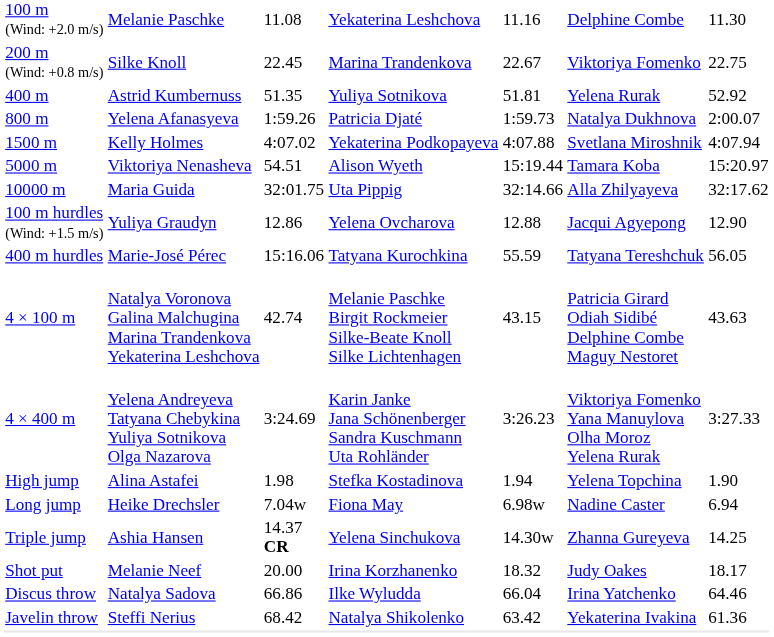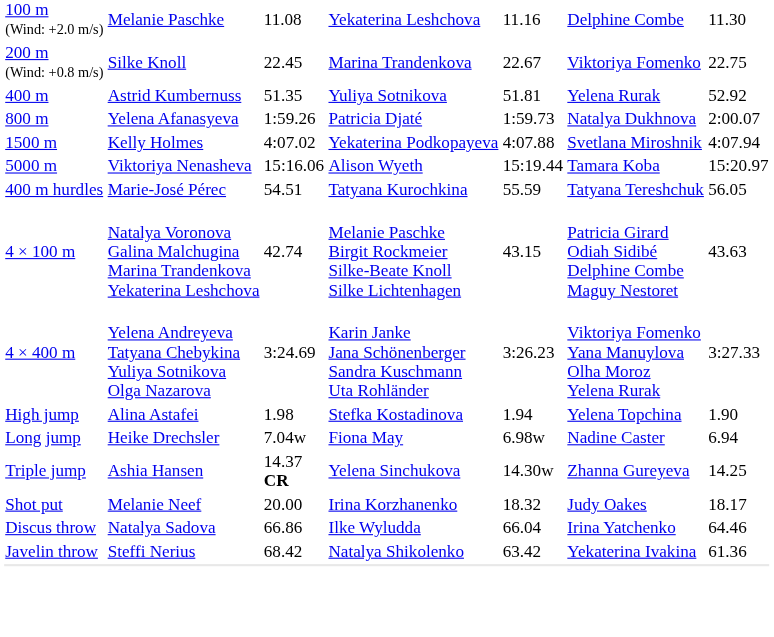(283, 166) 54.51 -> (294, 166) 15:16.06
- row: (35, 189)
- row: (54, 222)
(294, 255) 15:16.06 -> (283, 189) 54.51
